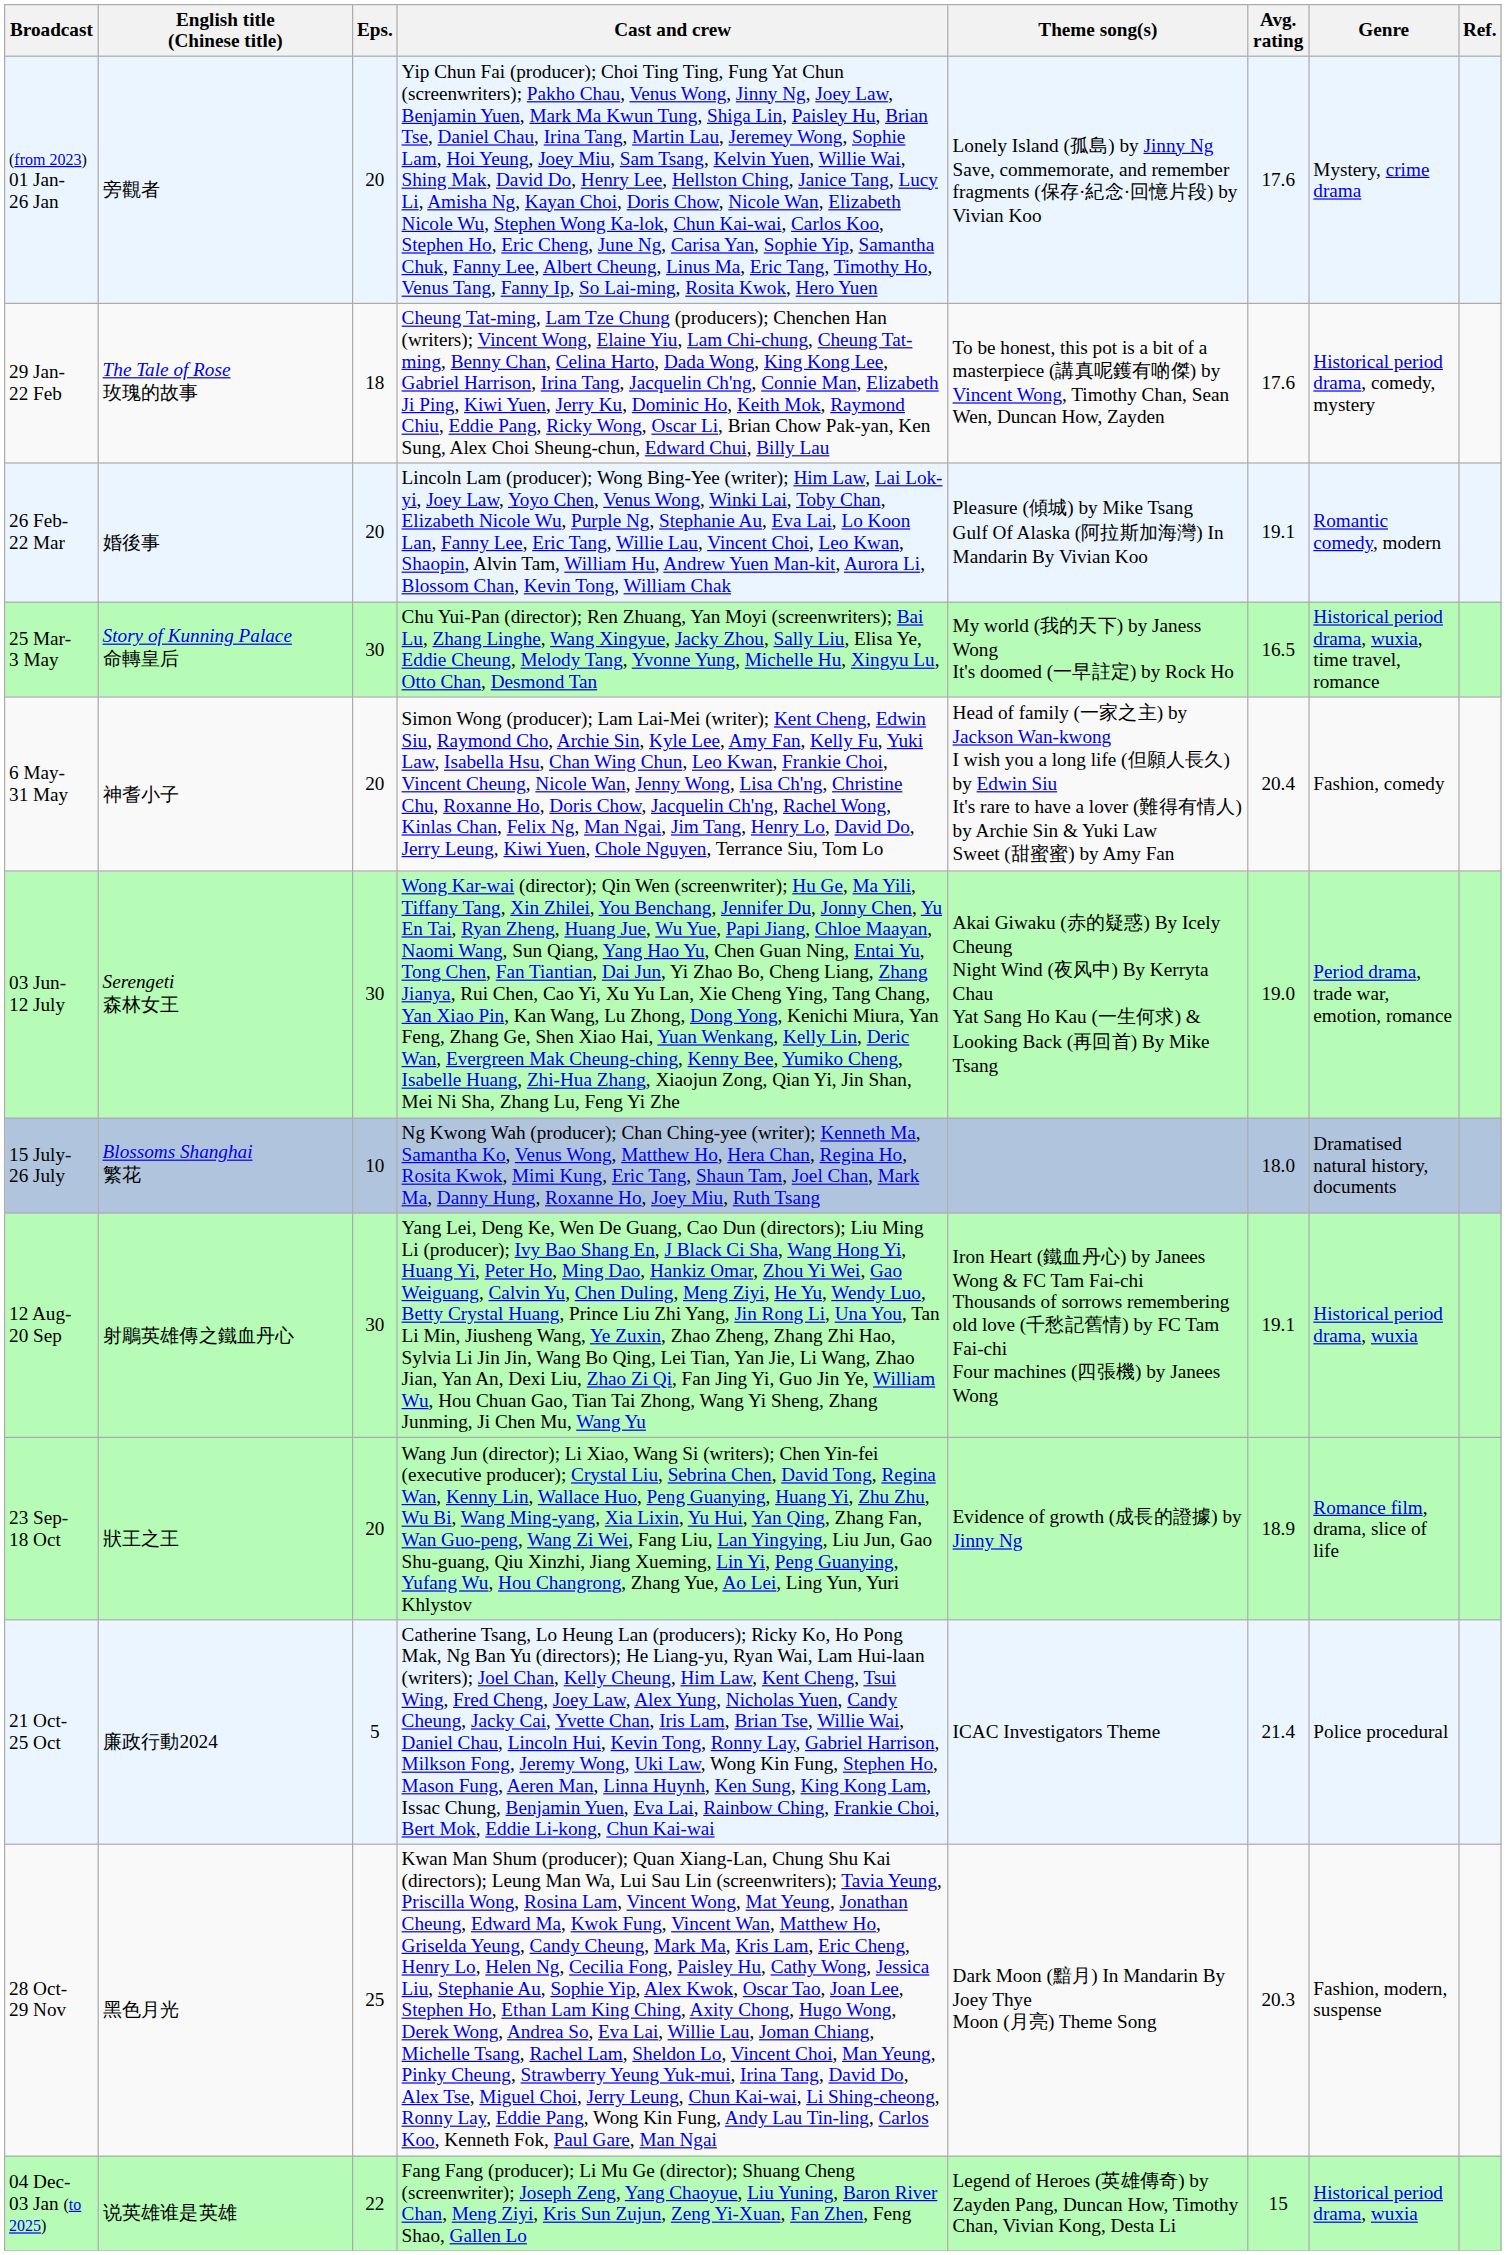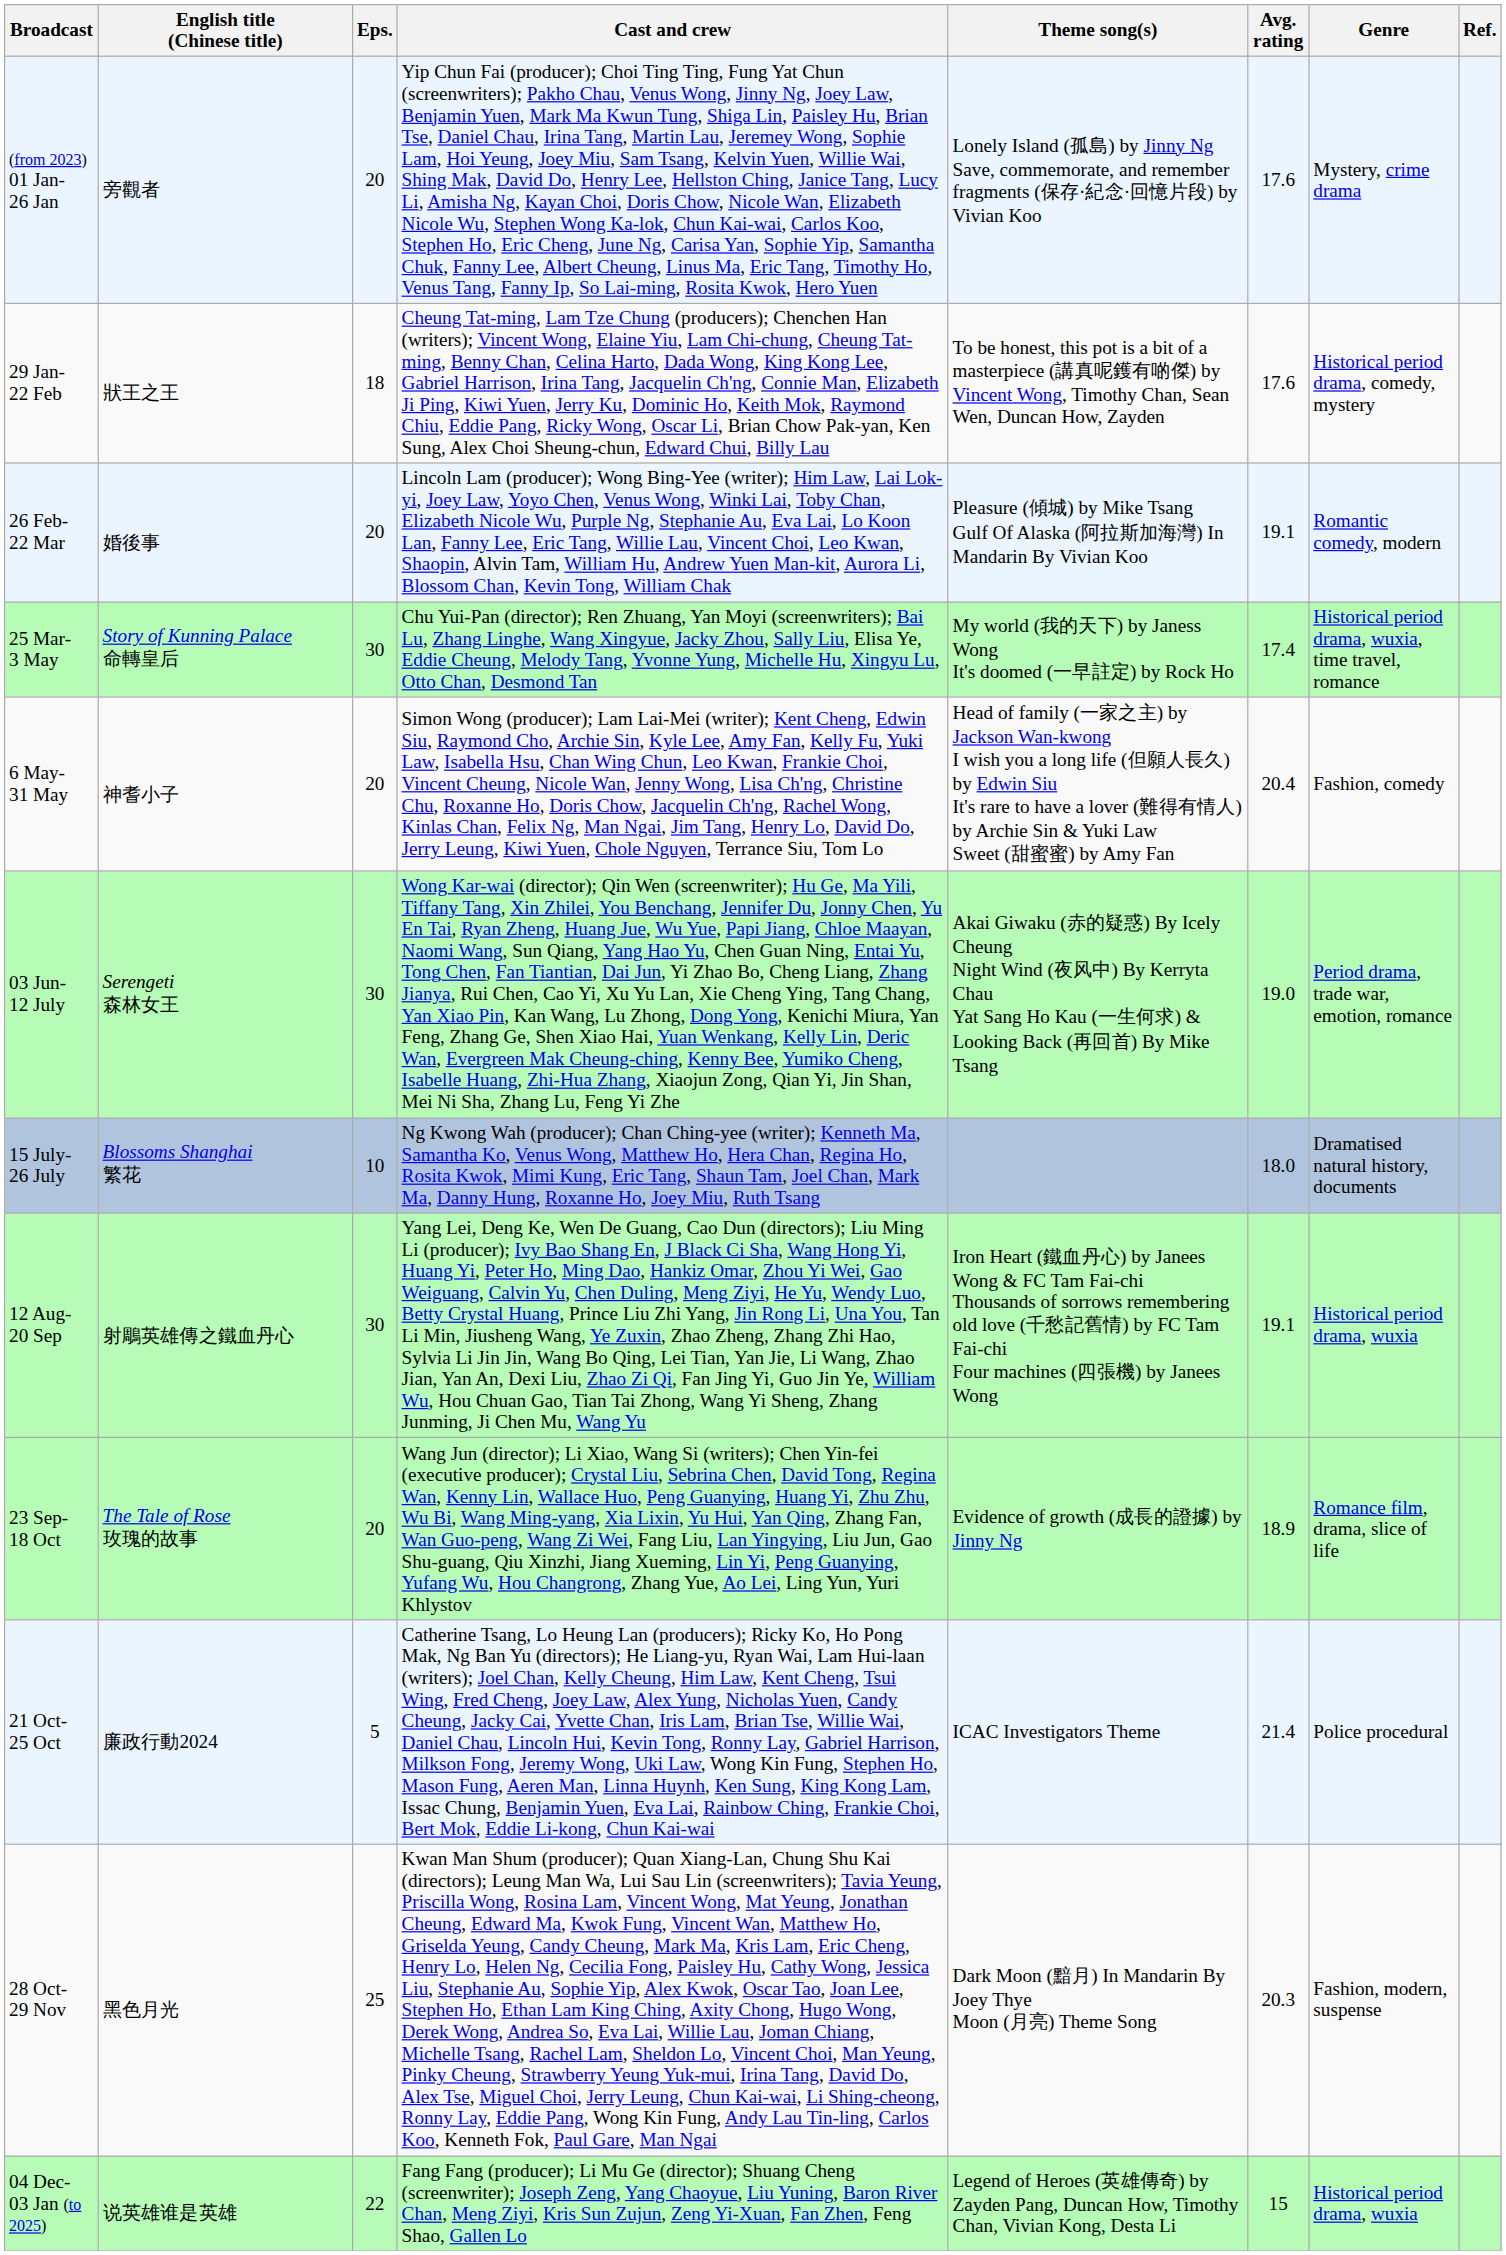(167, 381) The Tale of Rose 玫瑰的故事 -> (141, 393) 狀王之王
(1278, 649) 16.5 -> (1278, 649) 17.4
(141, 1538) 狀王之王 -> (167, 1527) The Tale of Rose 玫瑰的故事
